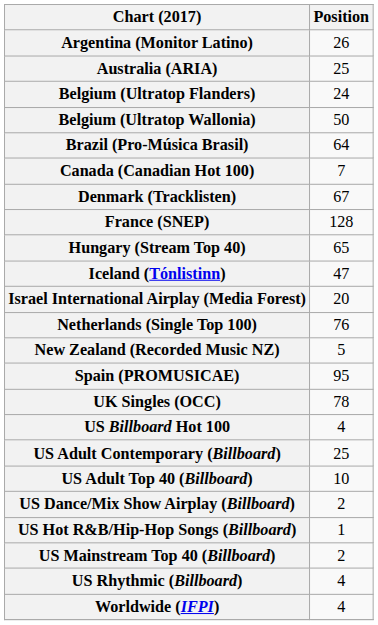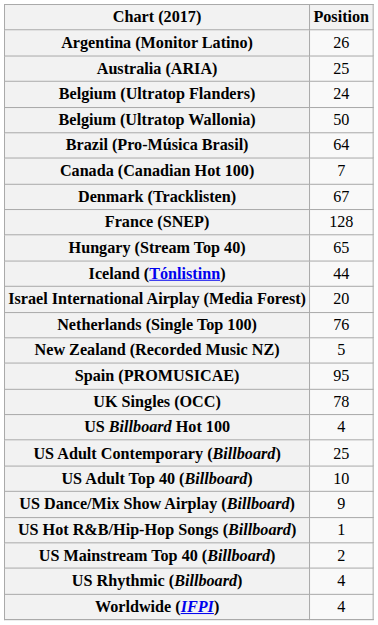(341, 273) 47 -> (341, 273) 44
(341, 504) 2 -> (341, 504) 9
